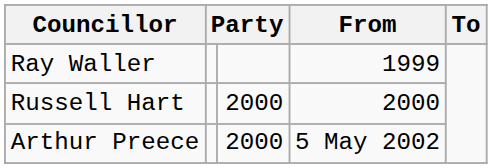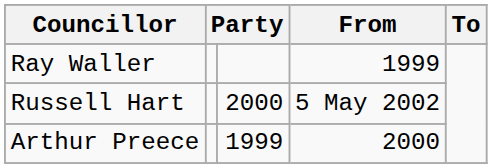(411, 103) 2000 -> (367, 103) 5 May 2002
(254, 143) 2000 -> (254, 143) 1999
(367, 143) 5 May 2002 -> (411, 143) 2000
